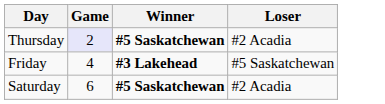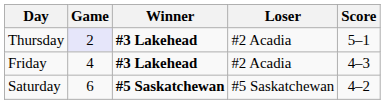+ column: (359, 16)
(170, 39) #5 Saskatchewan -> (157, 39) #3 Lakehead
(283, 63) #5 Saskatchewan -> (261, 63) #2 Acadia
(261, 87) #2 Acadia -> (283, 87) #5 Saskatchewan
